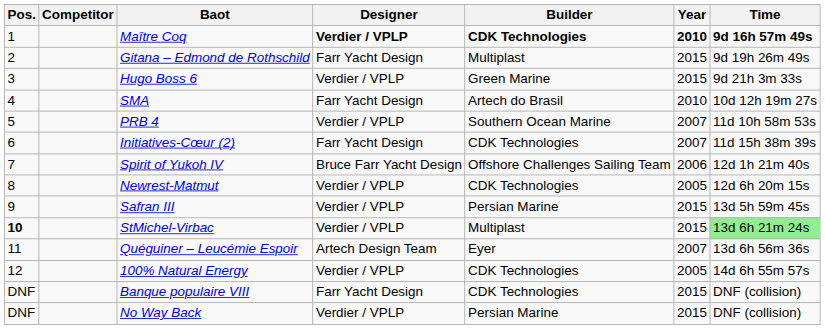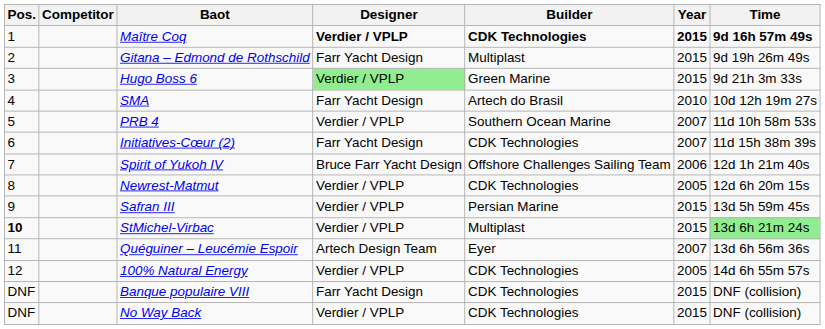(692, 36) 2010 -> (692, 36) 2015
(360, 79) no background -> (360, 79) lightgreen background
(513, 313) Persian Marine -> (523, 313) CDK Technologies
